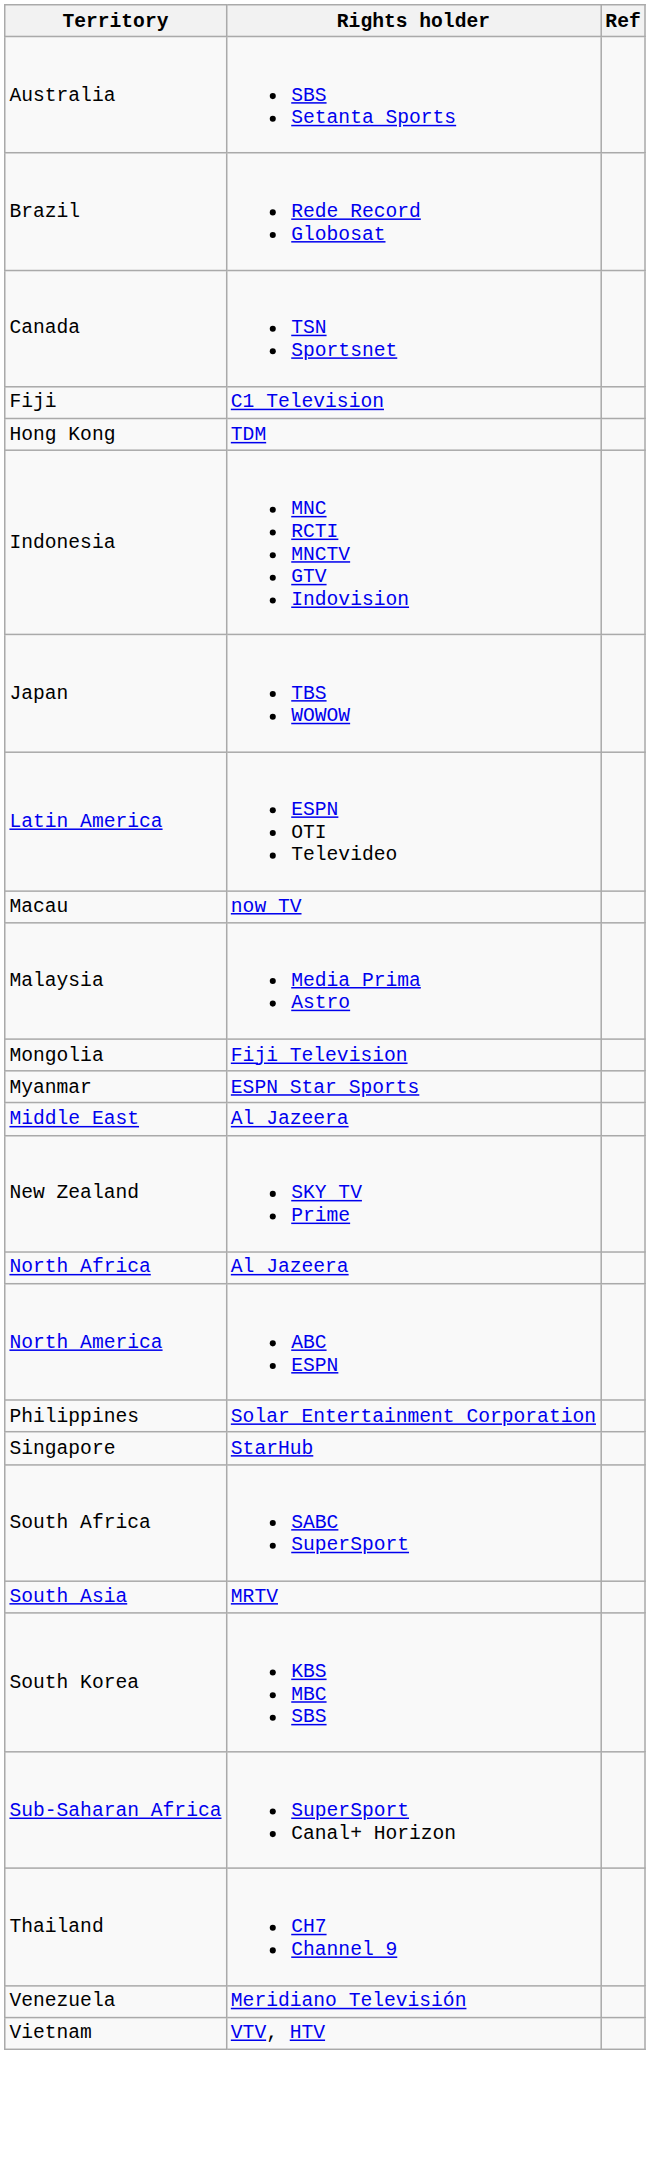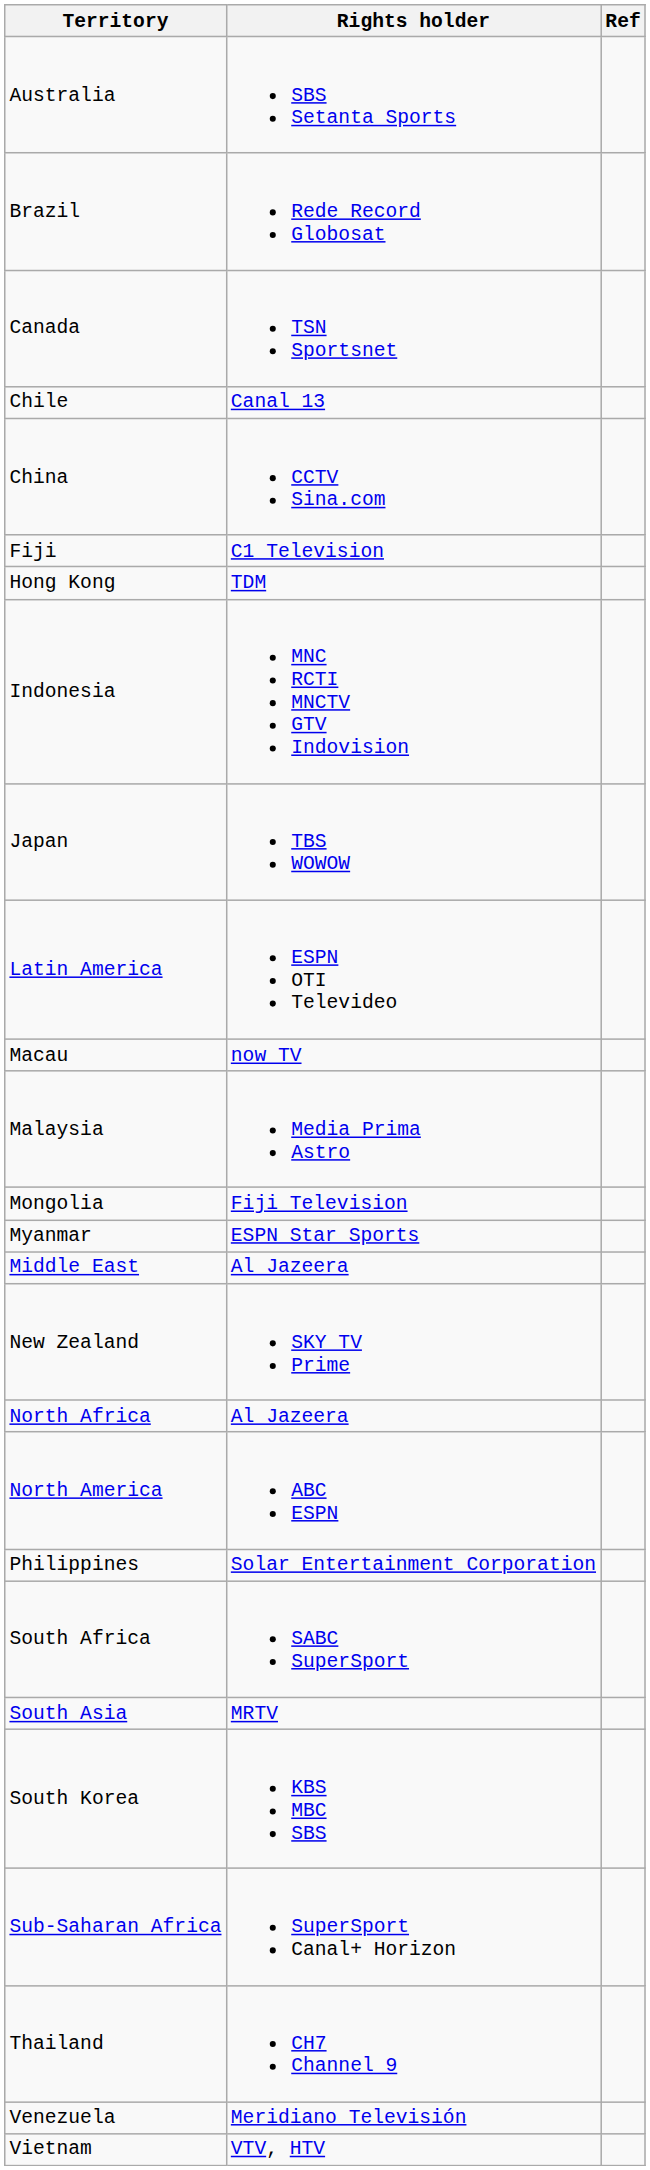+ row: (39, 402)
+ row: (39, 477)
- row: (62, 1448)
